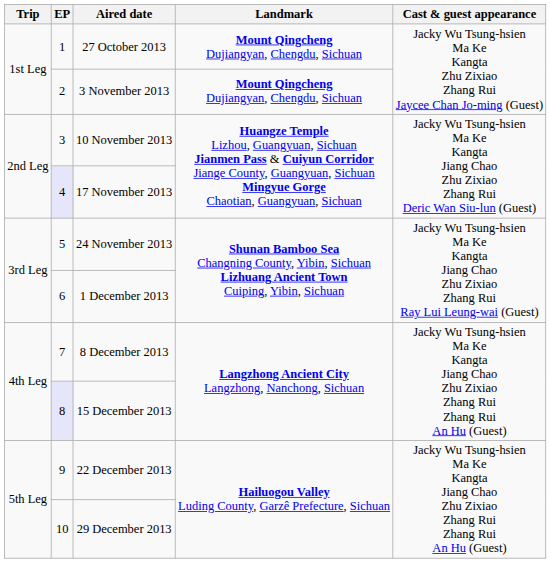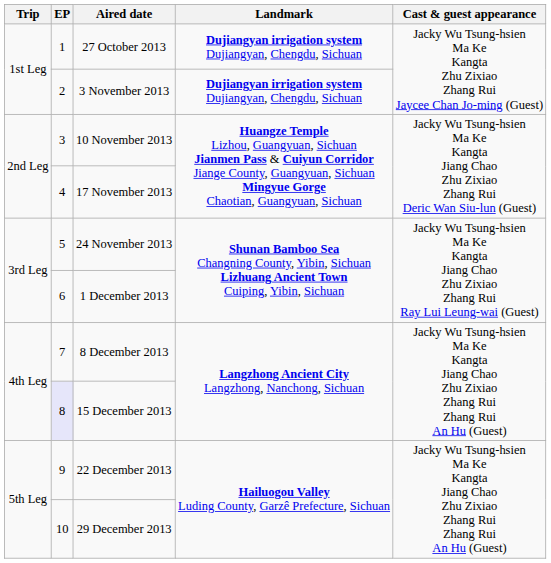(284, 46) Mount Qingcheng Dujiangyan, Chengdu, Sichuan -> (284, 46) Dujiangyan irrigation system Dujiangyan, Chengdu, Sichuan
(284, 91) Mount Qingcheng Dujiangyan, Chengdu, Sichuan -> (284, 91) Dujiangyan irrigation system Dujiangyan, Chengdu, Sichuan
(62, 192) lavender background -> (62, 192) no background
